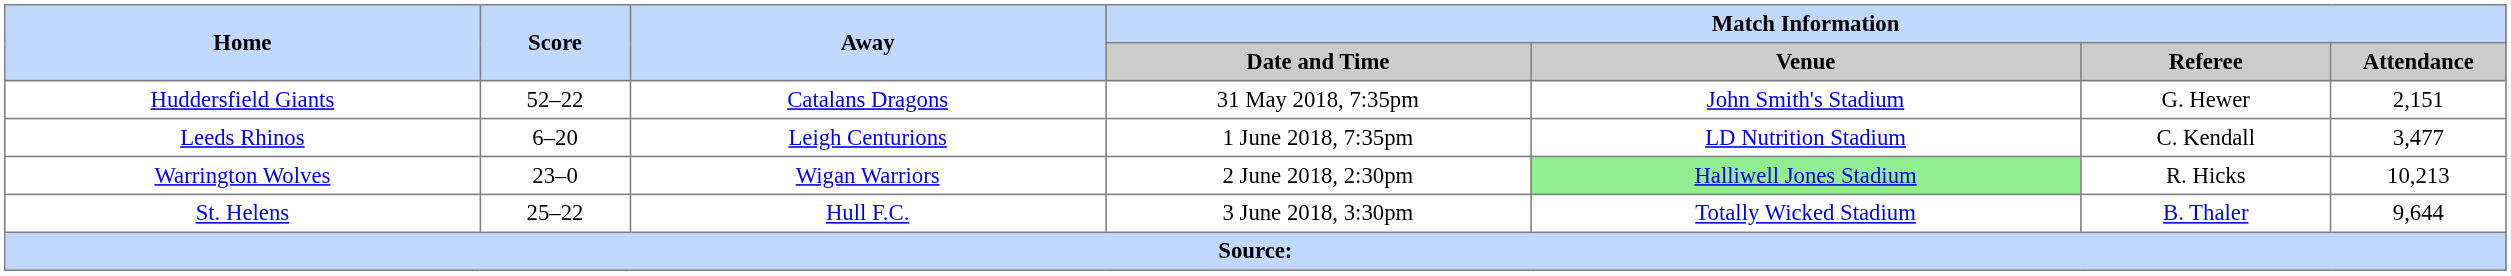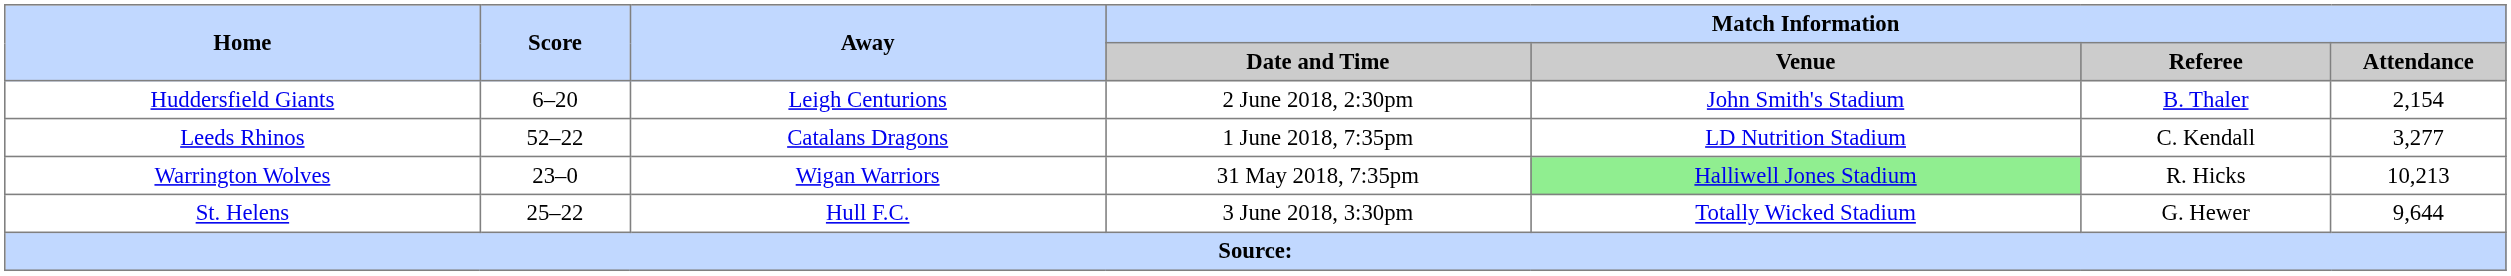(555, 99) 52–22 -> (555, 99) 6–20
(868, 99) Catalans Dragons -> (868, 99) Leigh Centurions
(1318, 99) 31 May 2018, 7:35pm -> (1318, 99) 2 June 2018, 2:30pm
(2206, 99) G. Hewer -> (2206, 99) B. Thaler
(2418, 99) 2,151 -> (2418, 99) 2,154
(555, 137) 6–20 -> (555, 137) 52–22
(868, 137) Leigh Centurions -> (868, 137) Catalans Dragons
(2418, 137) 3,477 -> (2418, 137) 3,277
(1318, 175) 2 June 2018, 2:30pm -> (1318, 175) 31 May 2018, 7:35pm
(2206, 213) B. Thaler -> (2206, 213) G. Hewer
